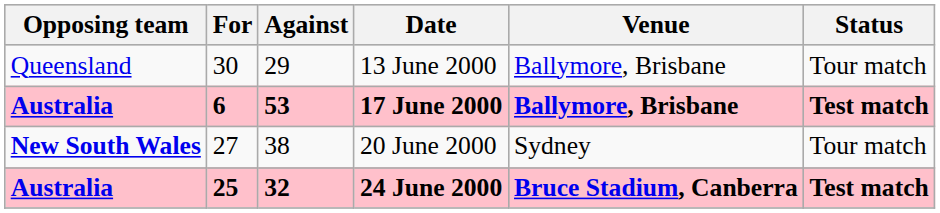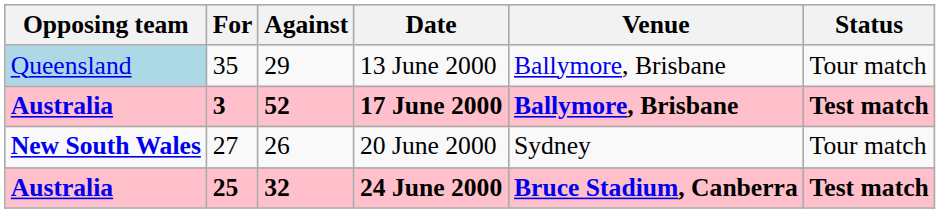(71, 65) no background -> (71, 65) lightblue background
(225, 65) 30 -> (225, 65) 35
(219, 106) 6 -> (219, 106) 3
(277, 106) 53 -> (277, 106) 52
(277, 146) 38 -> (277, 146) 26
